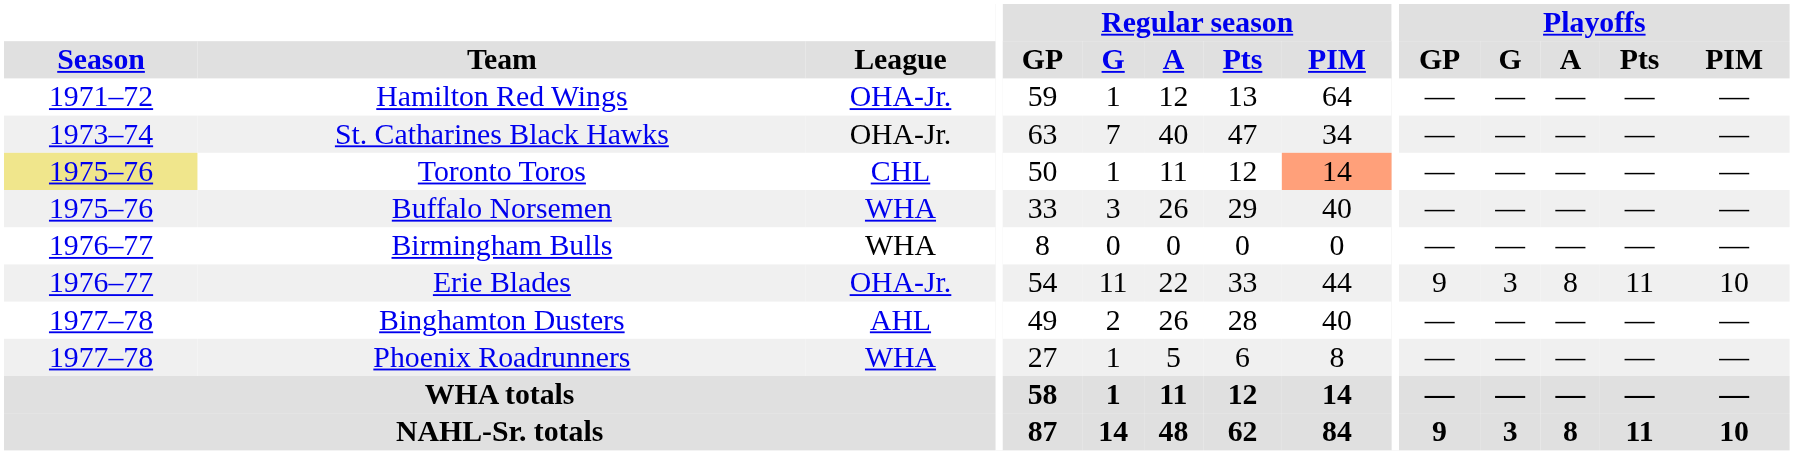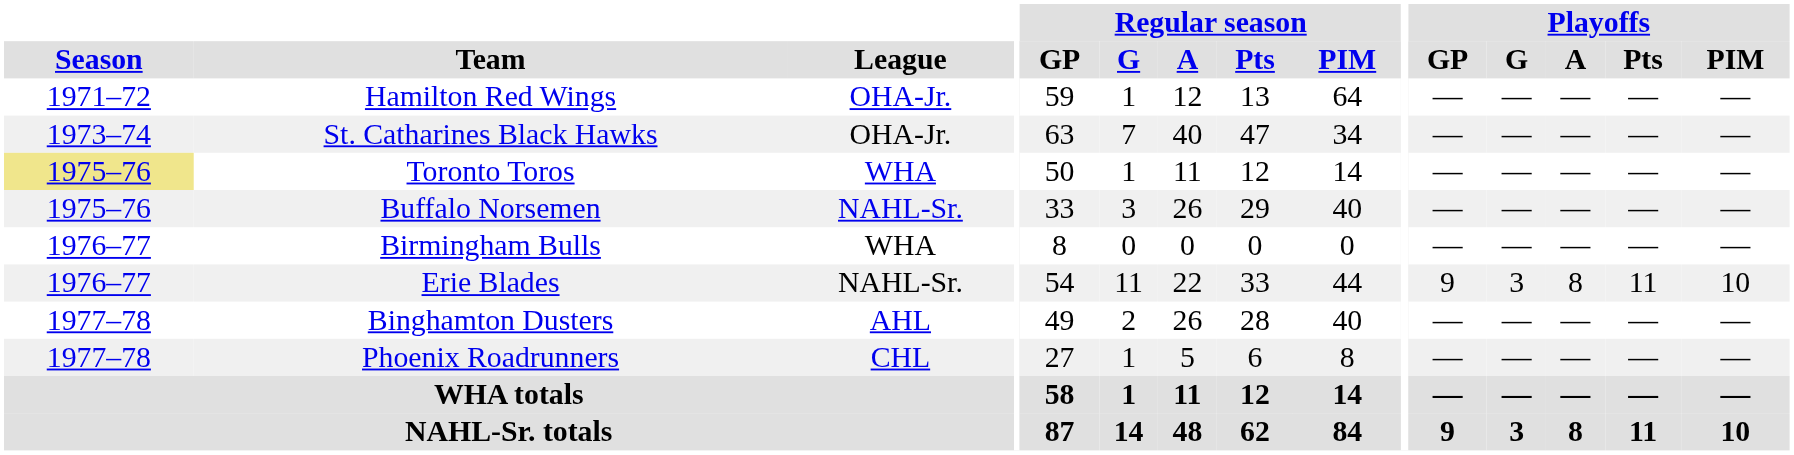(900, 170) CHL -> (900, 170) WHA
(1337, 170) lightsalmon background -> (1347, 170) no background
(900, 208) WHA -> (900, 208) NAHL-Sr.
(900, 282) OHA-Jr. -> (900, 282) NAHL-Sr.
(900, 356) WHA -> (900, 356) CHL
